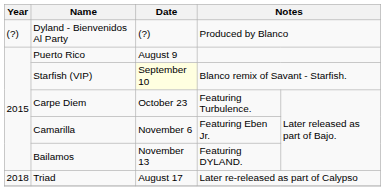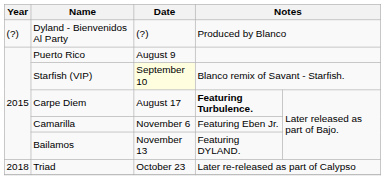(163, 103) October 23 -> (159, 103) August 17
(226, 103) normal -> (225, 103) bold
(160, 178) August 17 -> (161, 167) October 23
